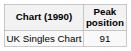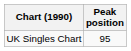(105, 38) 91 -> (105, 38) 95
